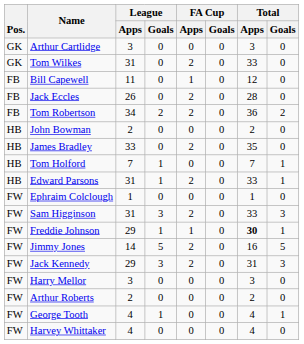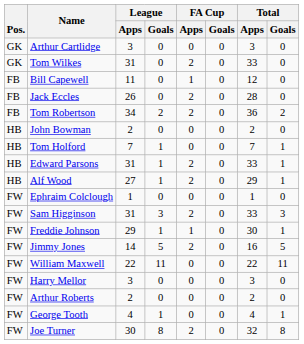- row: (61, 146)
+ row: (51, 180)
(252, 230) bold -> (252, 230) normal
- row: (60, 264)
+ row: (67, 264)
+ row: (53, 331)
- row: (68, 331)
